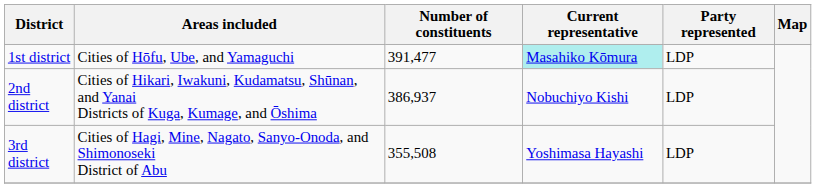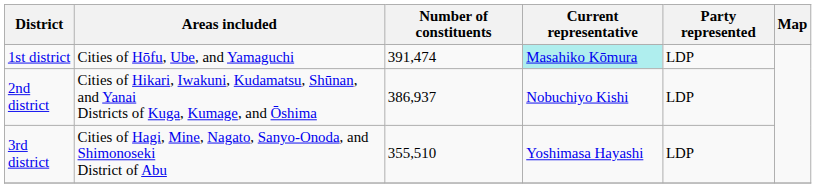(412, 56) 391,477 -> (412, 56) 391,474
(412, 154) 355,508 -> (412, 154) 355,510
